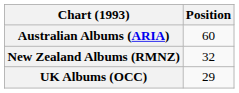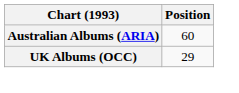- row: (94, 56)
